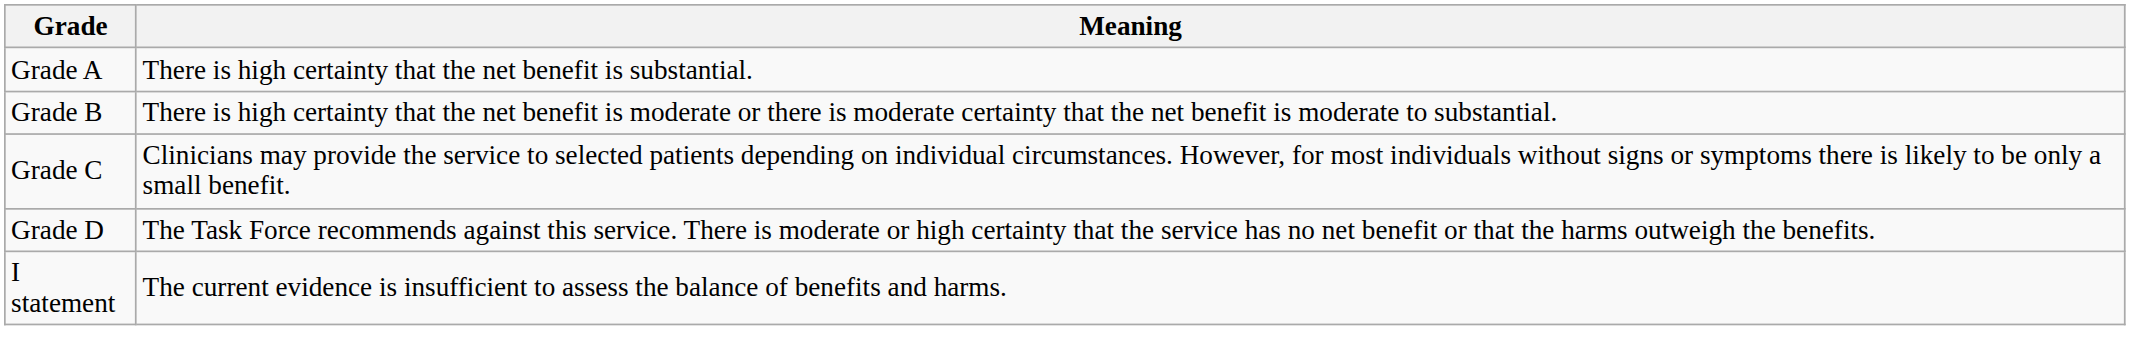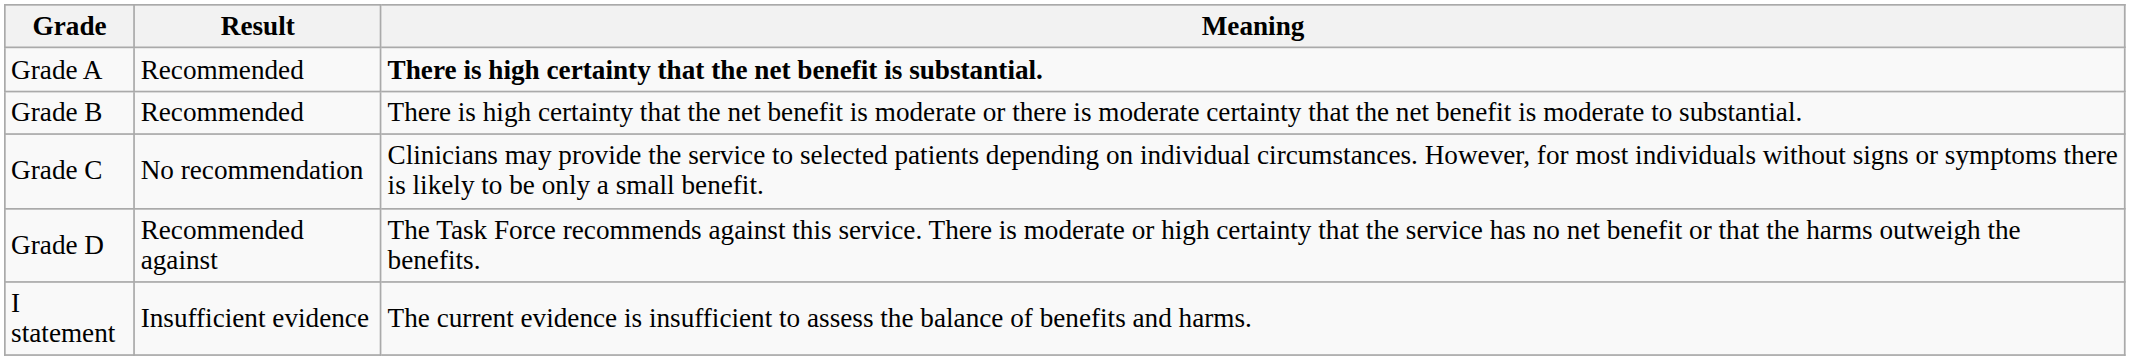+ column: (258, 26)
(448, 69) normal -> (715, 69) bold
